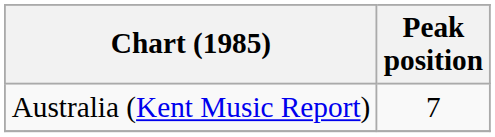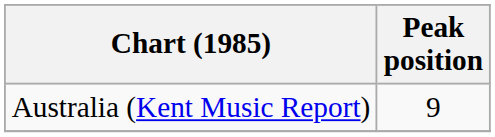(433, 107) 7 -> (433, 107) 9
